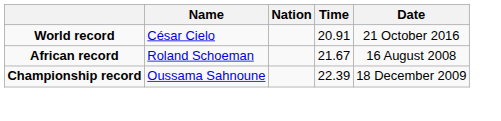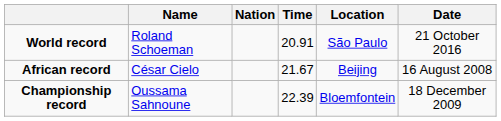+ column: (357, 14)
(181, 35) César Cielo -> (162, 42) Roland Schoeman
(201, 55) Roland Schoeman -> (165, 70) César Cielo
